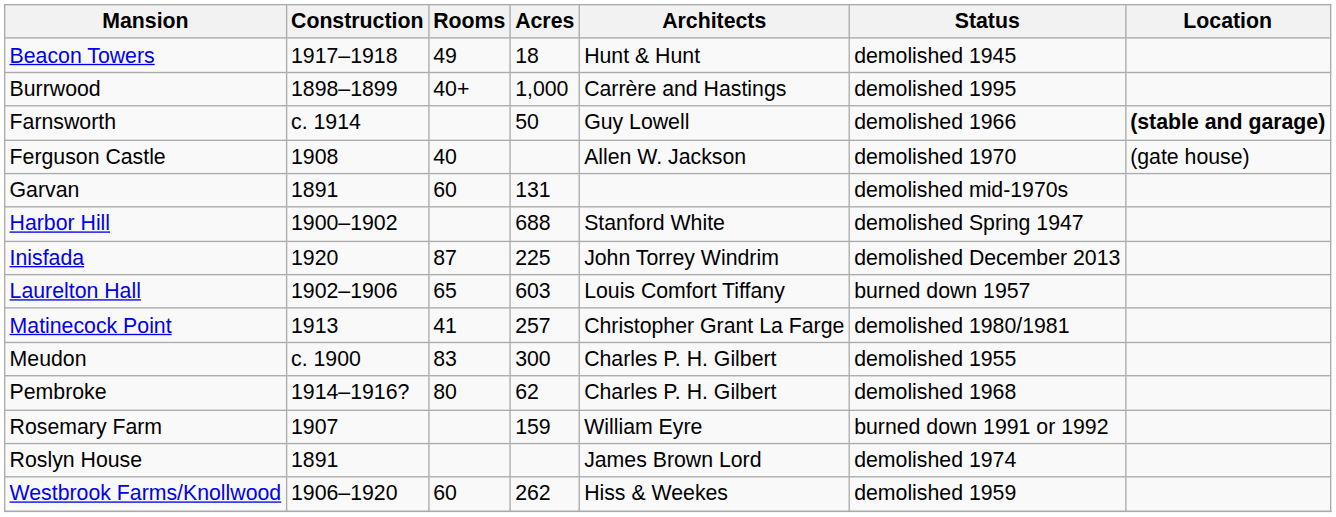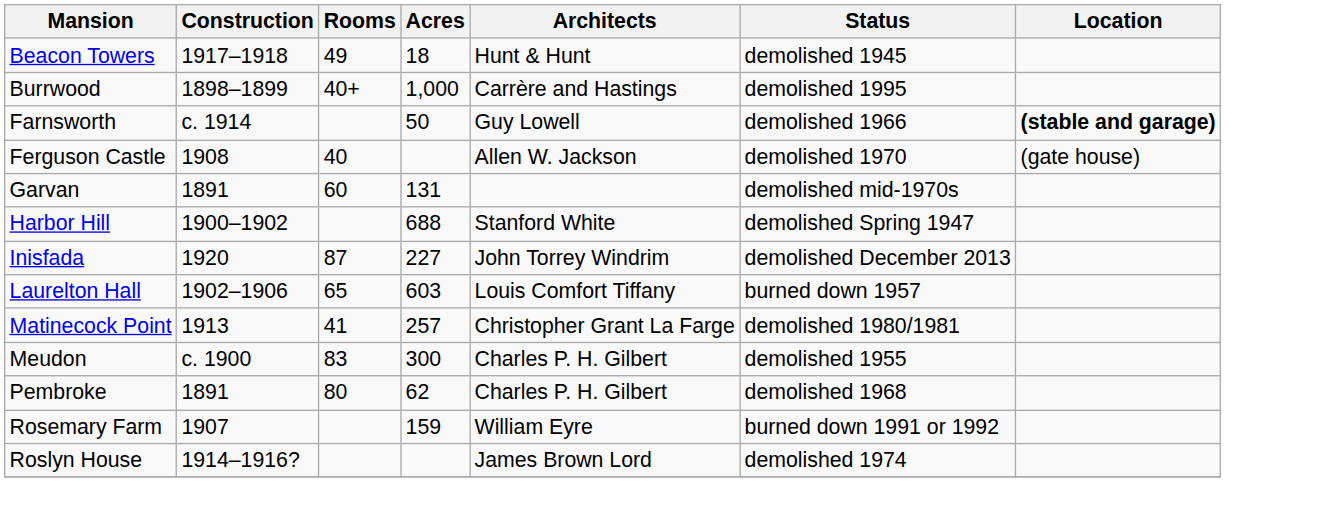(533, 257) 225 -> (423, 257) 227
(350, 392) 1914–1916? -> (205, 392) 1891
(315, 460) 1891 -> (241, 460) 1914–1916?
- row: (145, 493)
